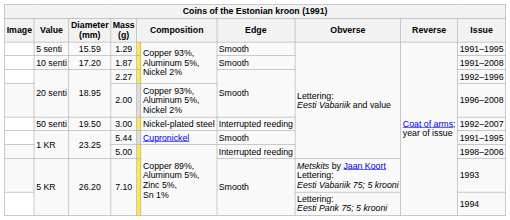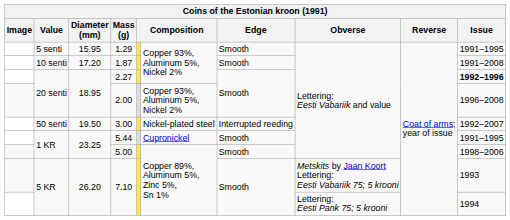(90, 49) 15.59 -> (90, 49) 15.95
(482, 77) normal -> (482, 77) bold
(256, 152) Interrupted reeding -> (234, 152) Smooth
